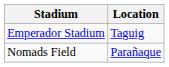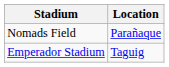rows swapped: (56, 33) <-> (41, 52)
